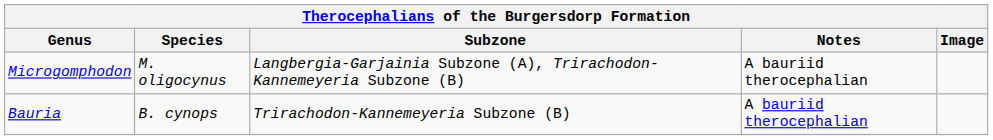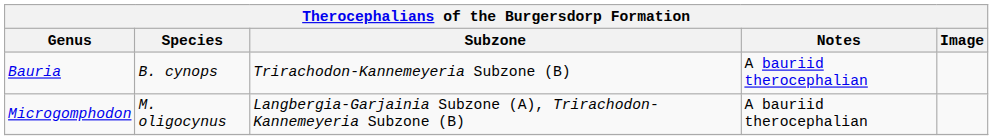rows swapped: (35, 114) <-> (70, 73)
